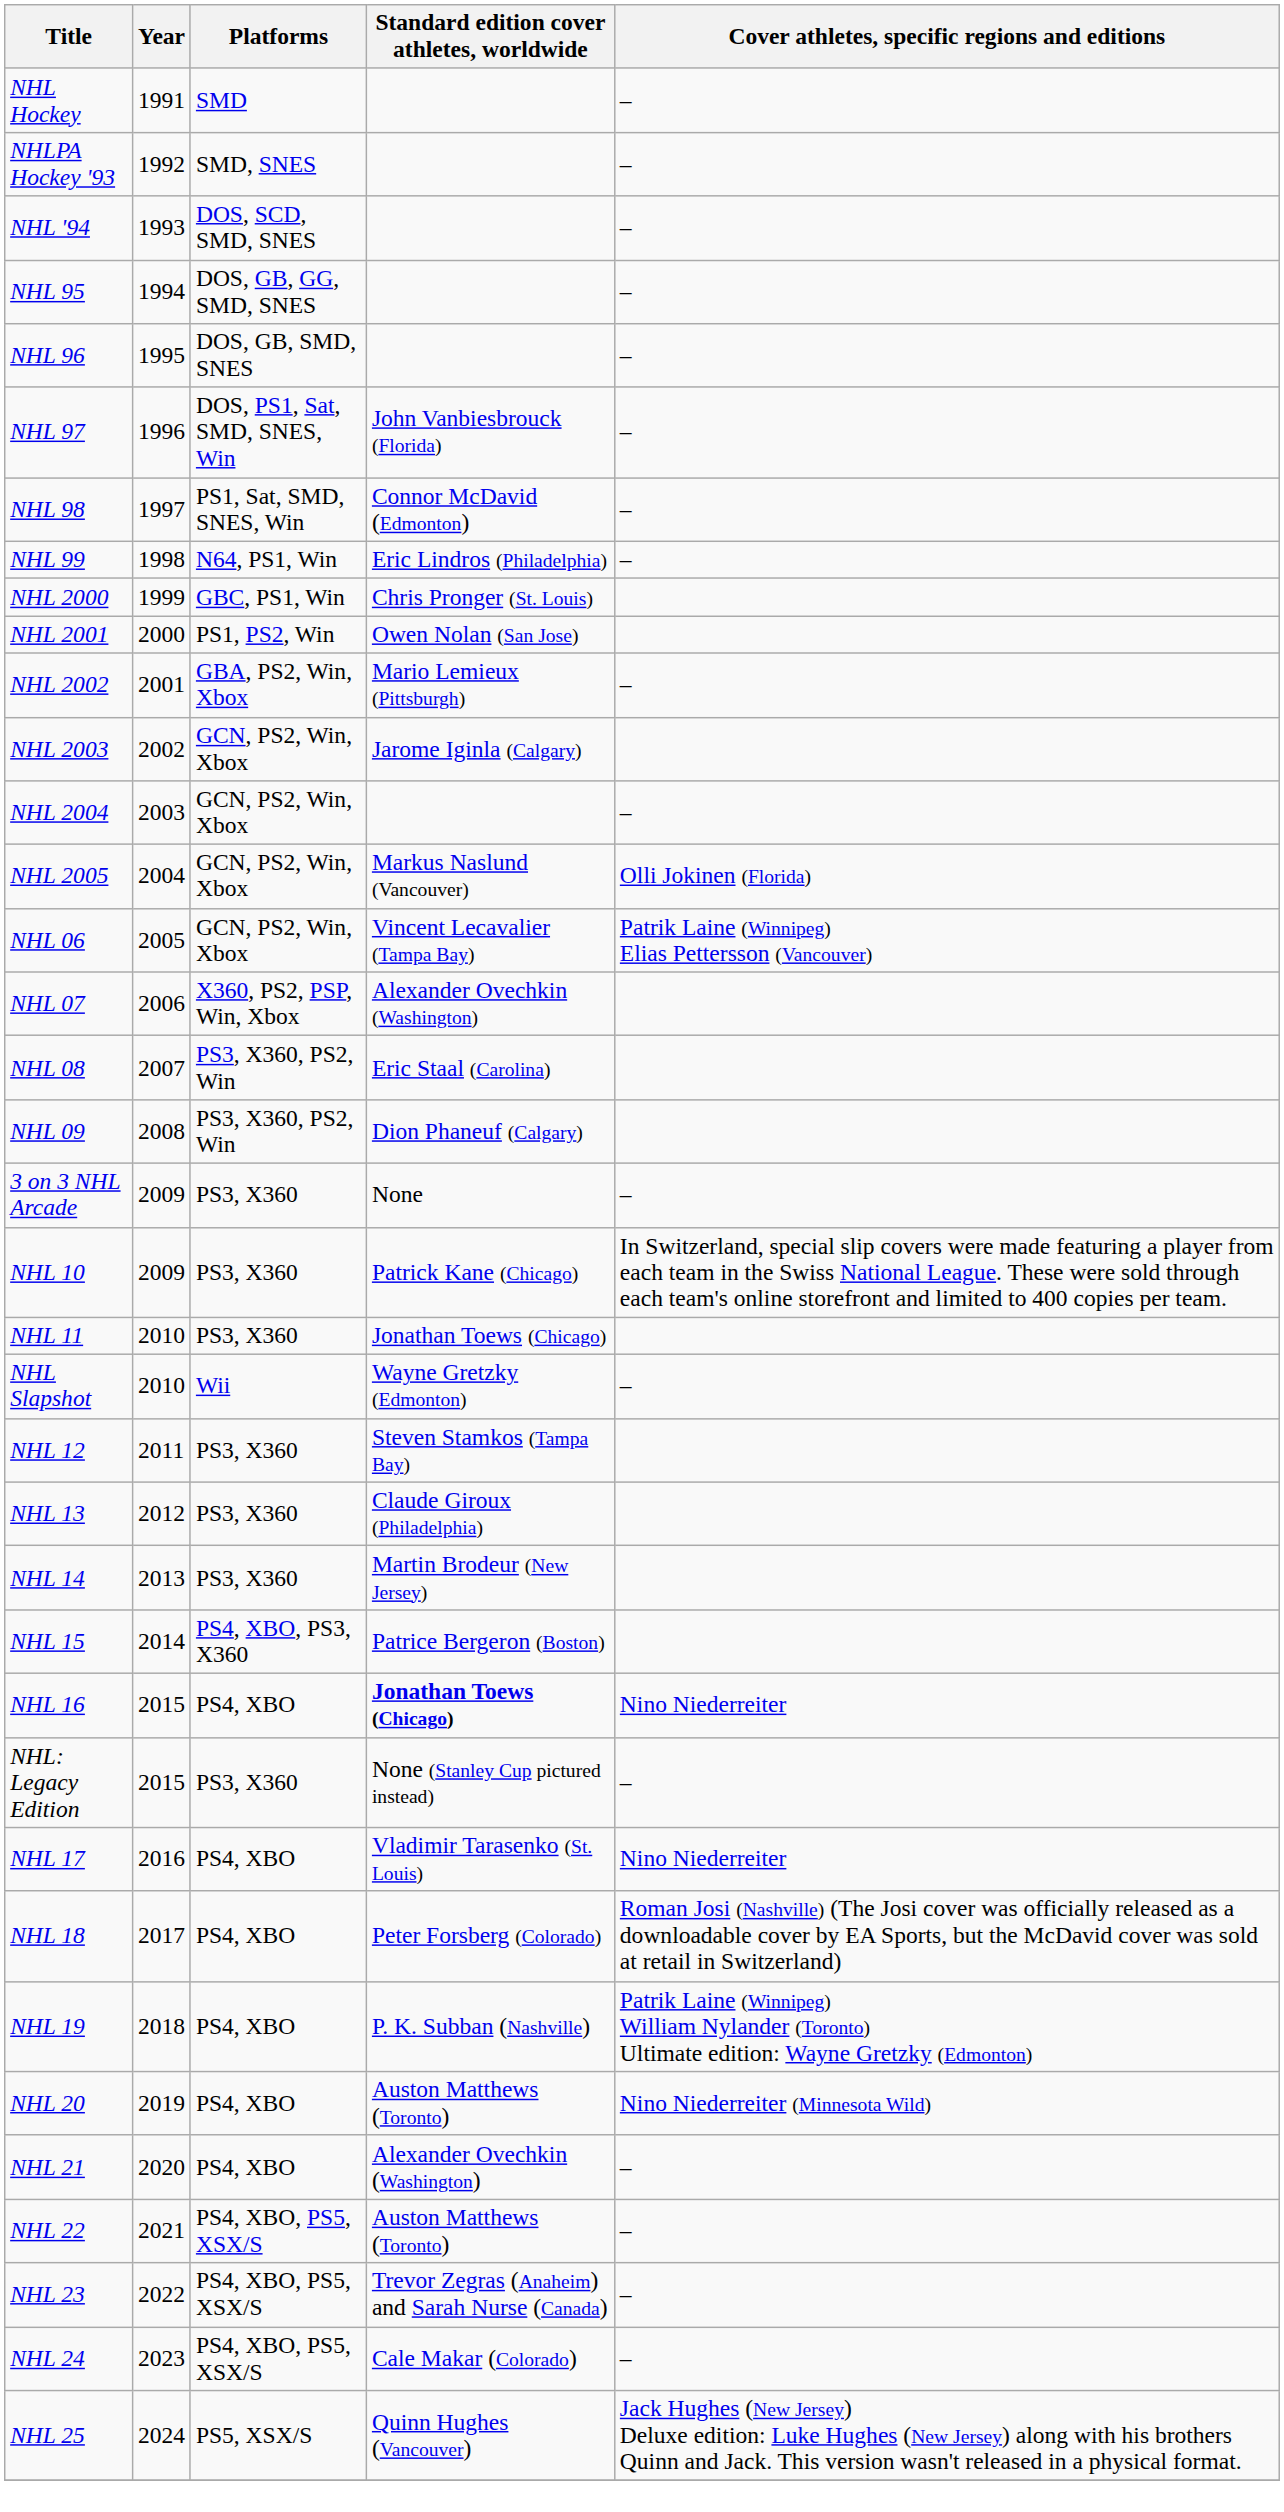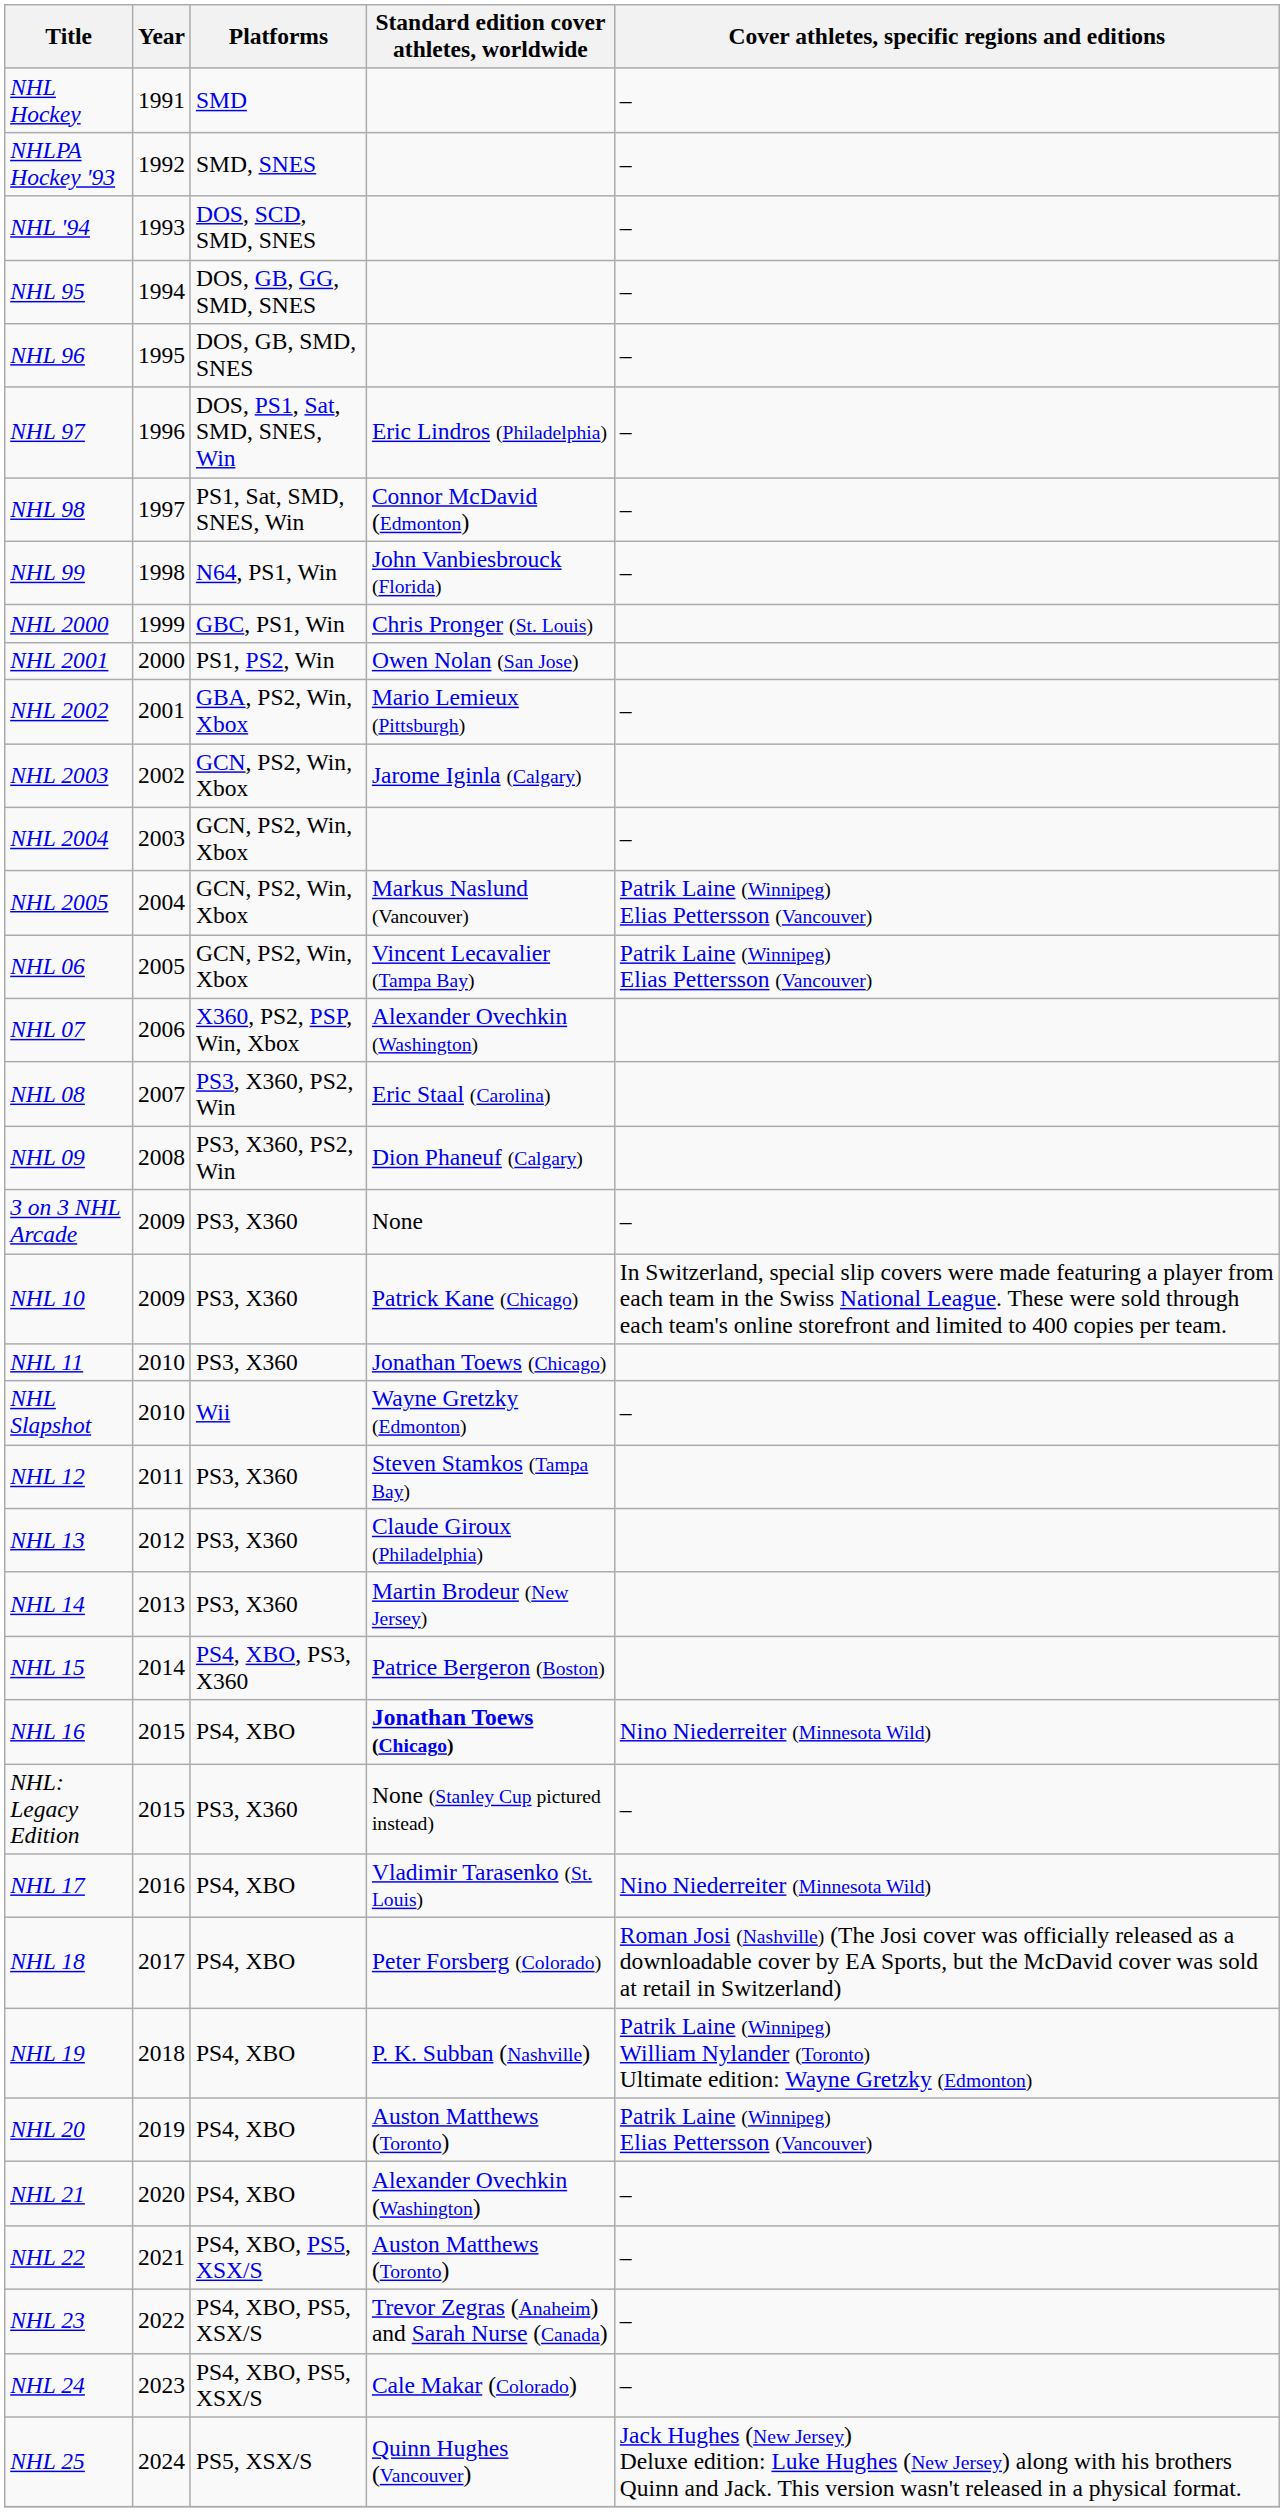(467, 432) John Vanbiesbrouck (Florida) -> (489, 432) Eric Lindros (Philadelphia)
(489, 559) Eric Lindros (Philadelphia) -> (467, 572) John Vanbiesbrouck (Florida)
(715, 876) Olli Jokinen (Florida) -> (746, 902) Patrik Laine (Winnipeg) Elias Pettersson (Vancouver)
(703, 1705) Nino Niederreiter -> (775, 1731) Nino Niederreiter (Minnesota Wild)
(703, 1858) Nino Niederreiter -> (775, 1885) Nino Niederreiter (Minnesota Wild)
(775, 2103) Nino Niederreiter (Minnesota Wild) -> (746, 2129) Patrik Laine (Winnipeg) Elias Pettersson (Vancouver)
